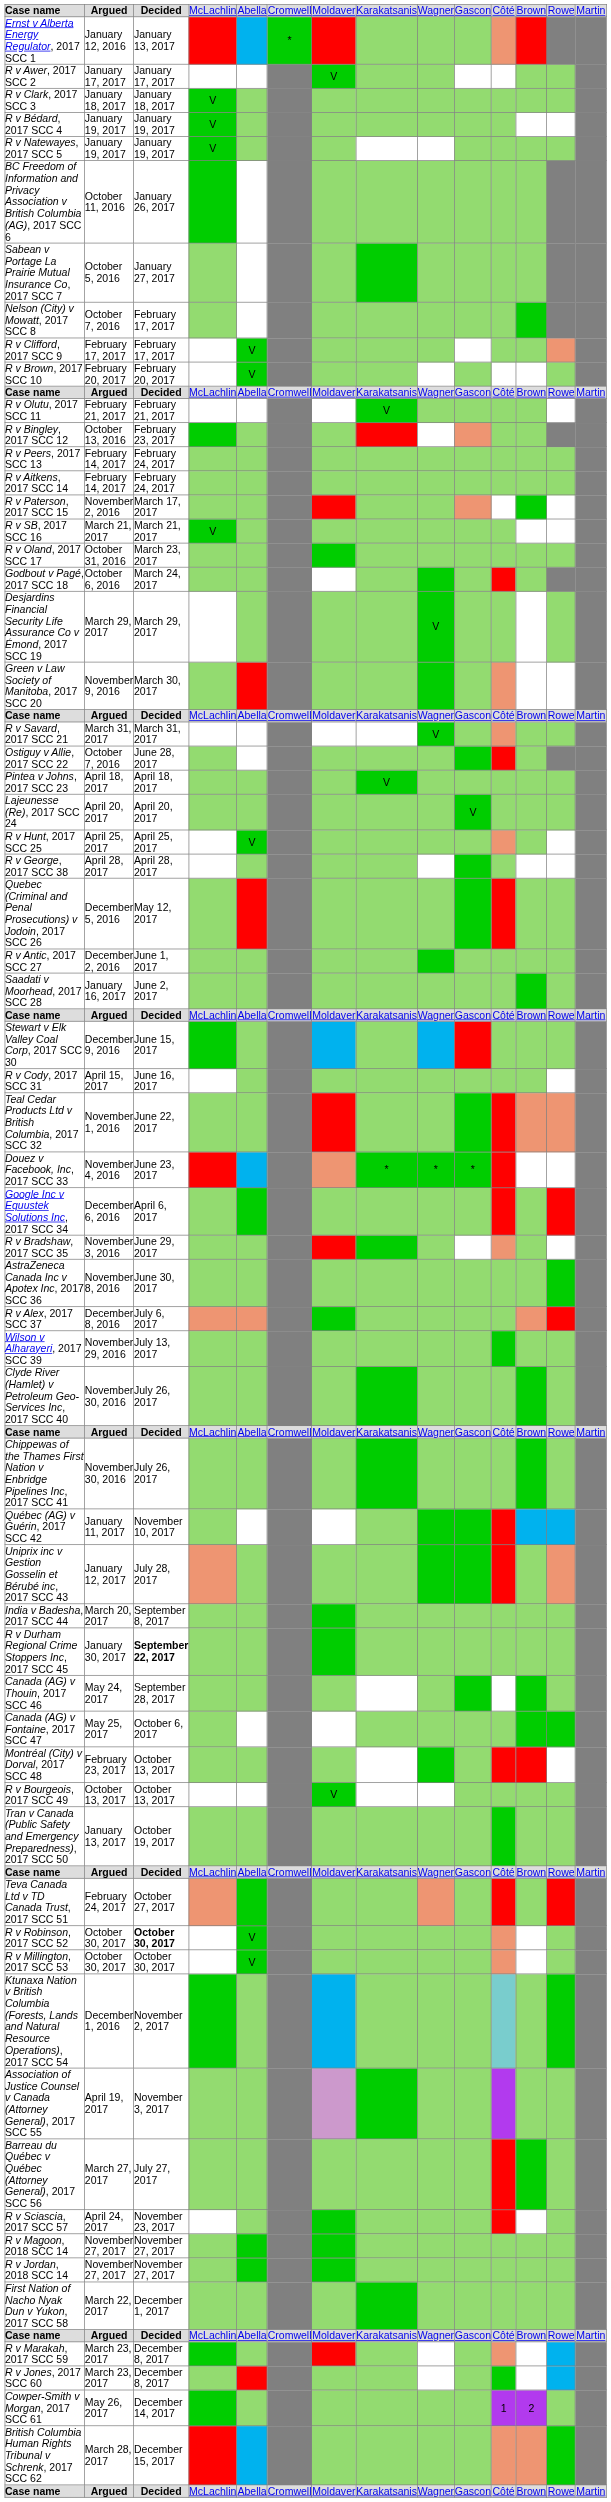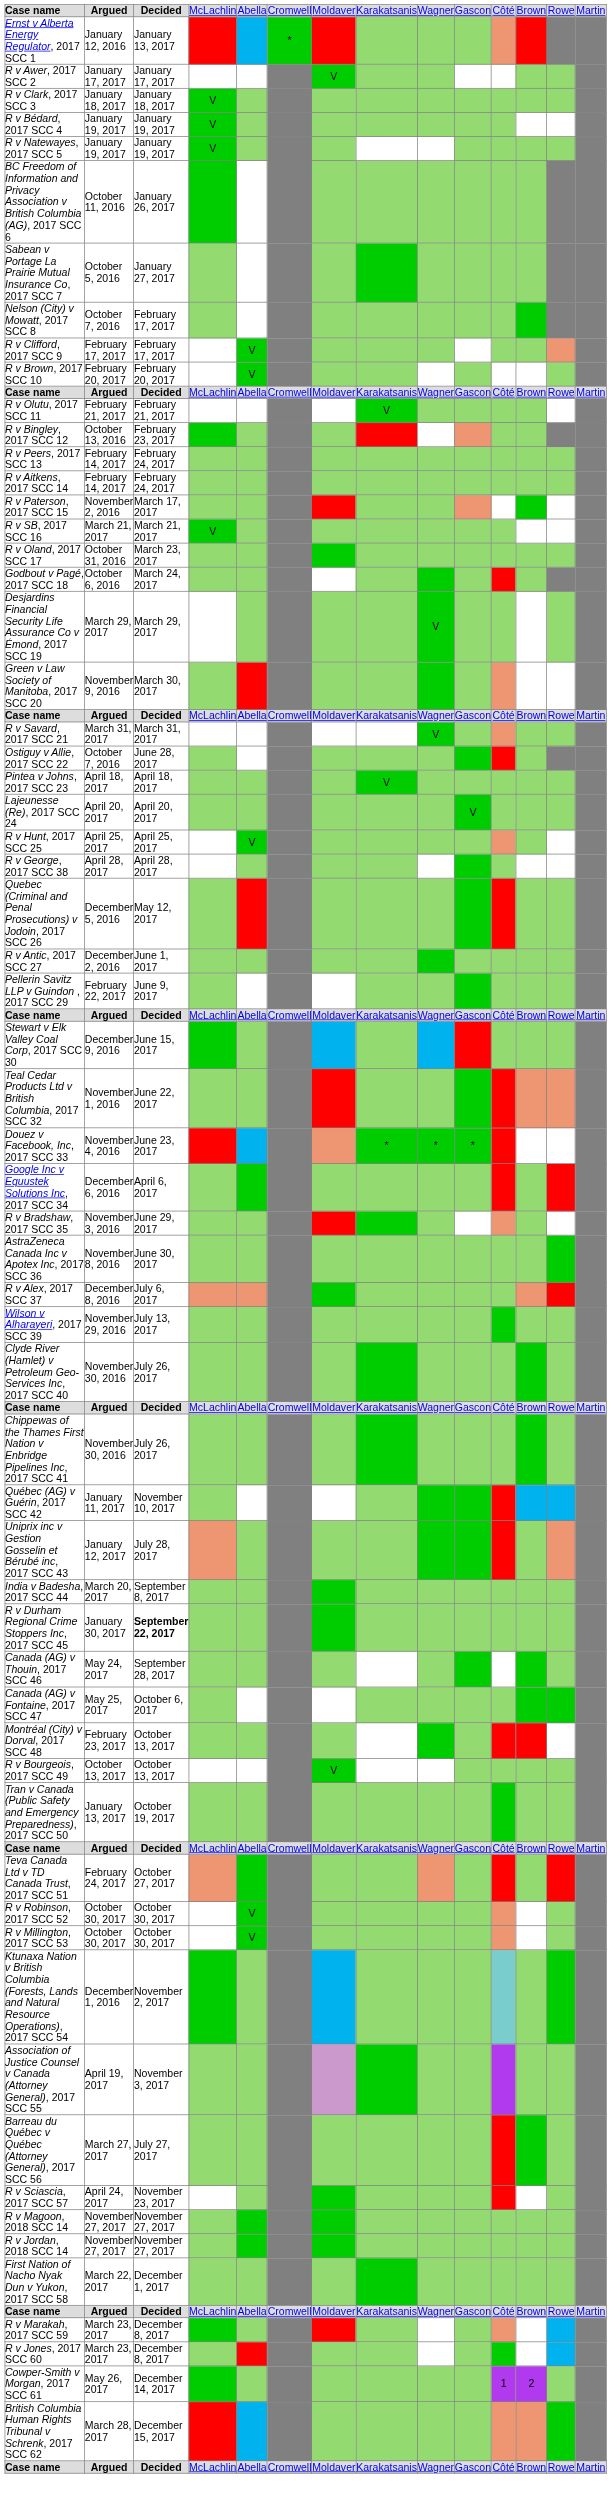- row: (43, 991)
+ row: (42, 991)
- row: (41, 1081)
(154, 1938) bold -> (154, 1914) normal
